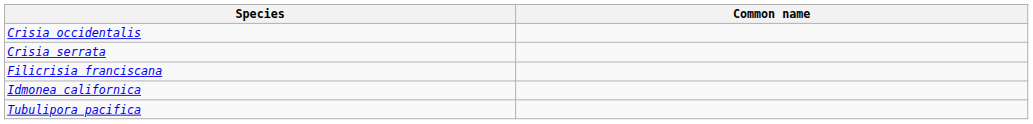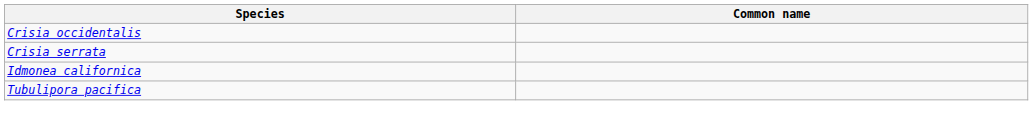- row: (85, 71)
